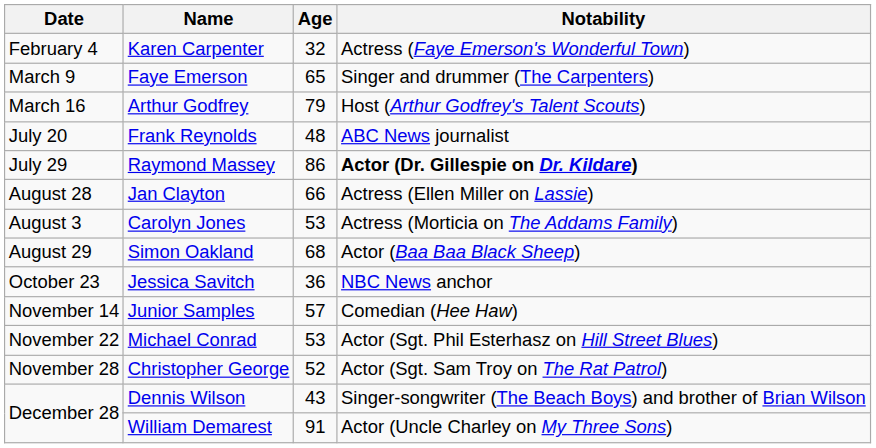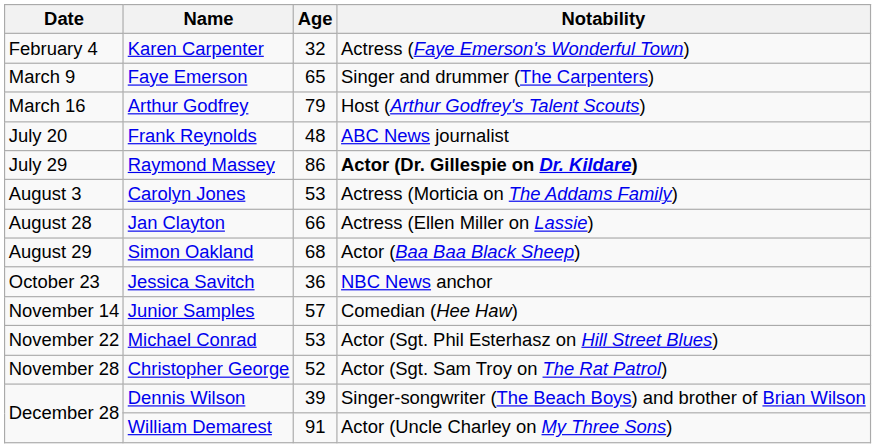rows swapped: (187, 223) <-> (176, 194)
(315, 398) 43 -> (315, 398) 39
